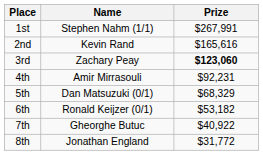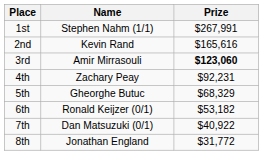(107, 61) Zachary Peay -> (107, 61) Amir Mirrasouli
(107, 77) Amir Mirrasouli -> (107, 77) Zachary Peay
(107, 93) Dan Matsuzuki (0/1) -> (107, 93) Gheorghe Butuc
(107, 126) Gheorghe Butuc -> (107, 126) Dan Matsuzuki (0/1)
